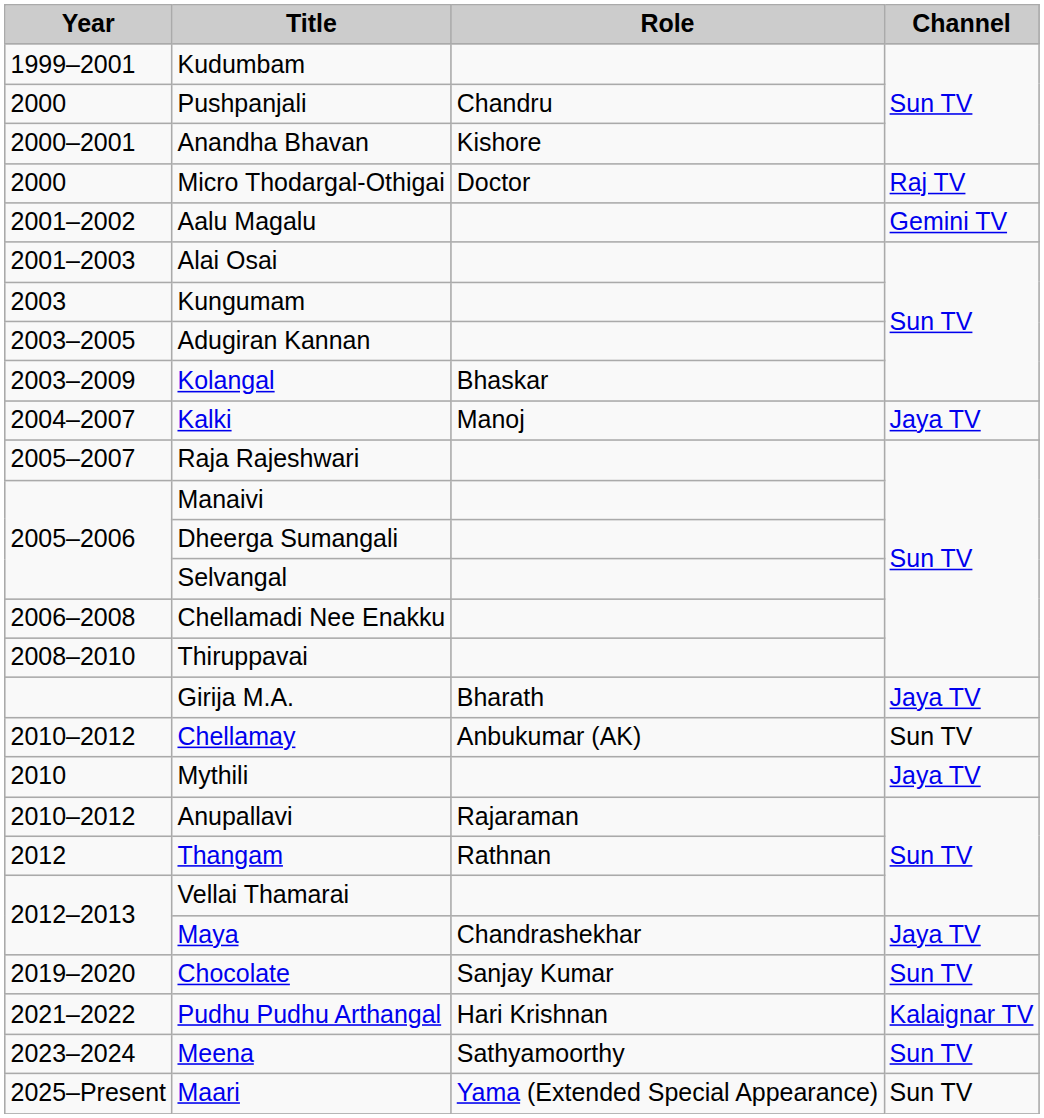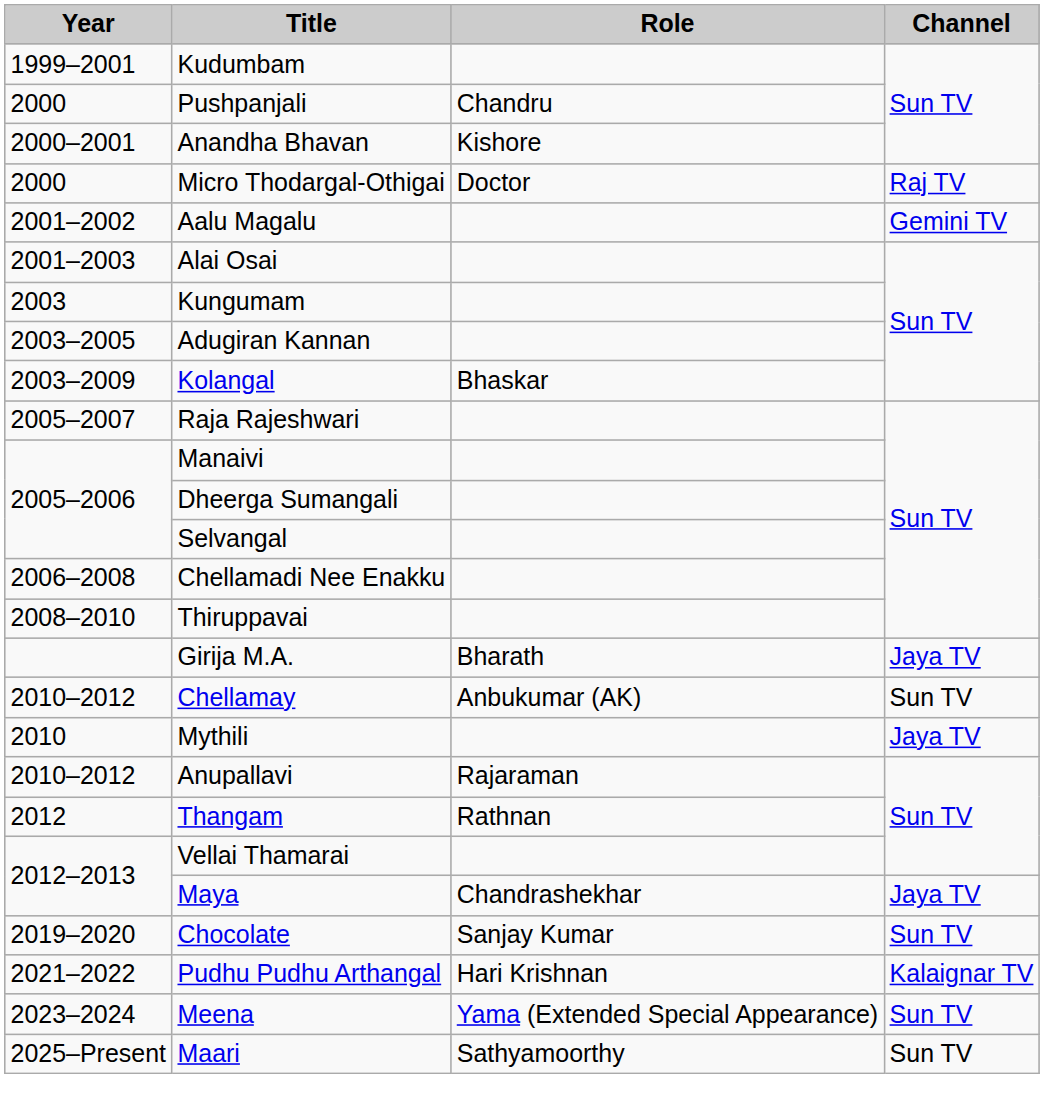- row: (205, 420)
(541, 1053) Sathyamoorthy -> (667, 1013) Yama (Extended Special Appearance)
(667, 1093) Yama (Extended Special Appearance) -> (541, 1053) Sathyamoorthy
